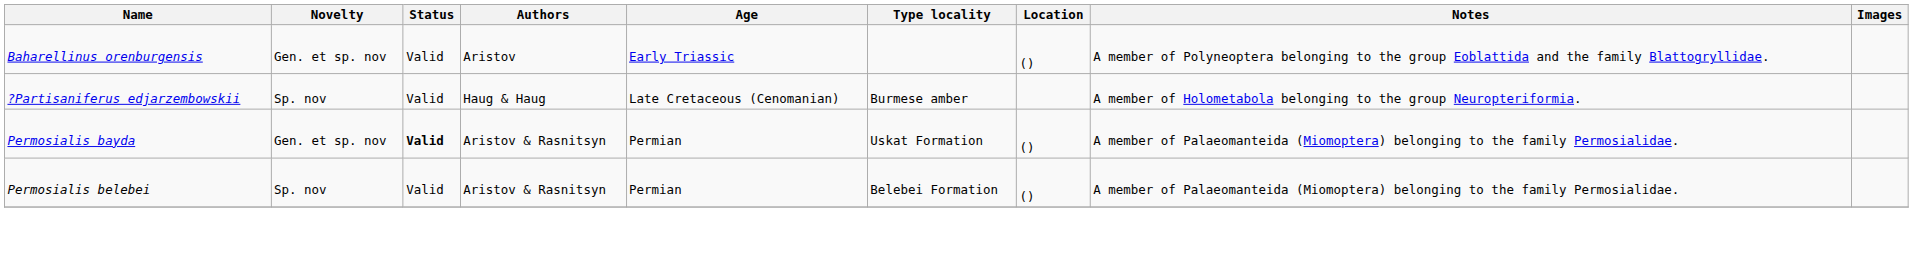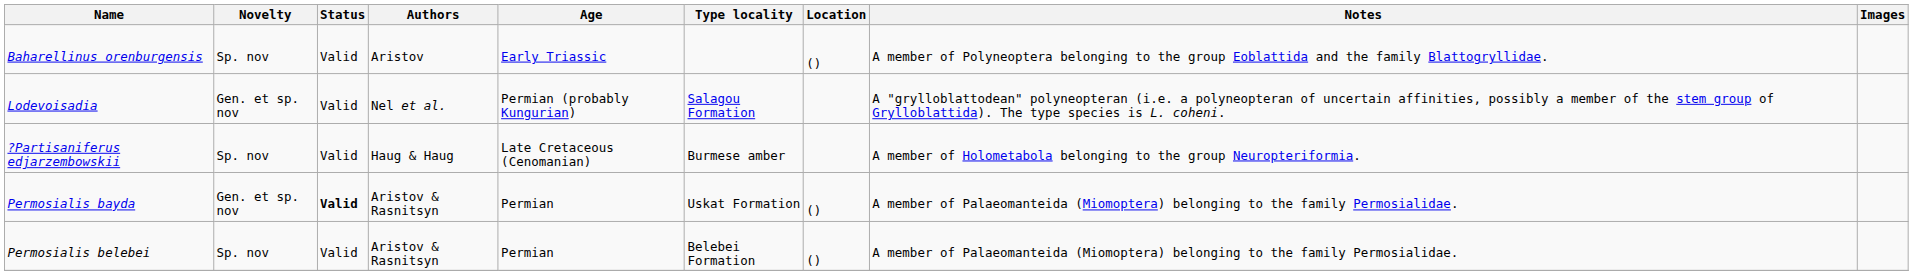(330, 57) Gen. et sp. nov -> (243, 57) Sp. nov
+ row: (53, 106)
